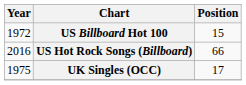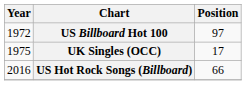(218, 32) 15 -> (218, 32) 97
rows swapped: (114, 70) <-> (114, 51)
